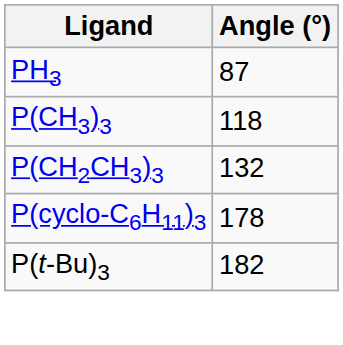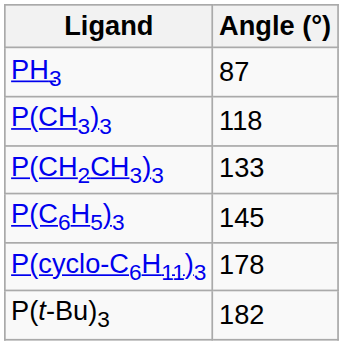(242, 169) 132 -> (242, 169) 133
+ row: (68, 218)
